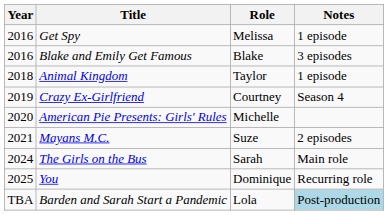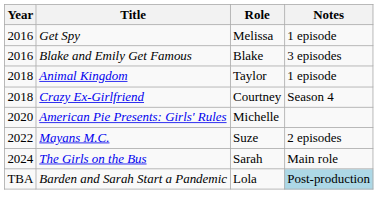(20, 96) 2019 -> (20, 96) 2018
(20, 138) 2021 -> (20, 138) 2022
- row: (49, 179)
